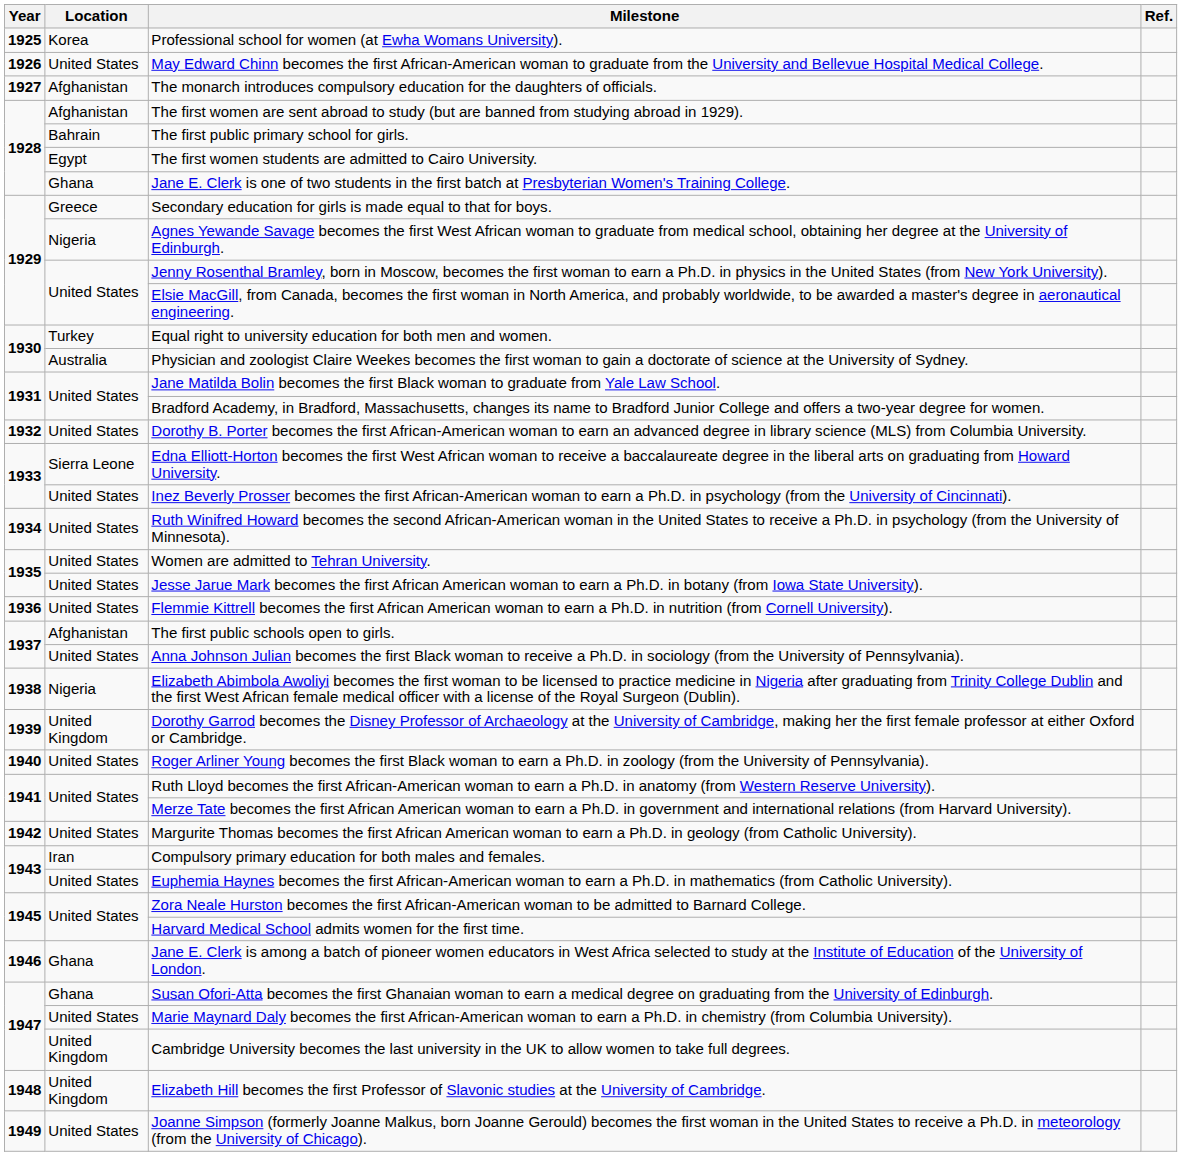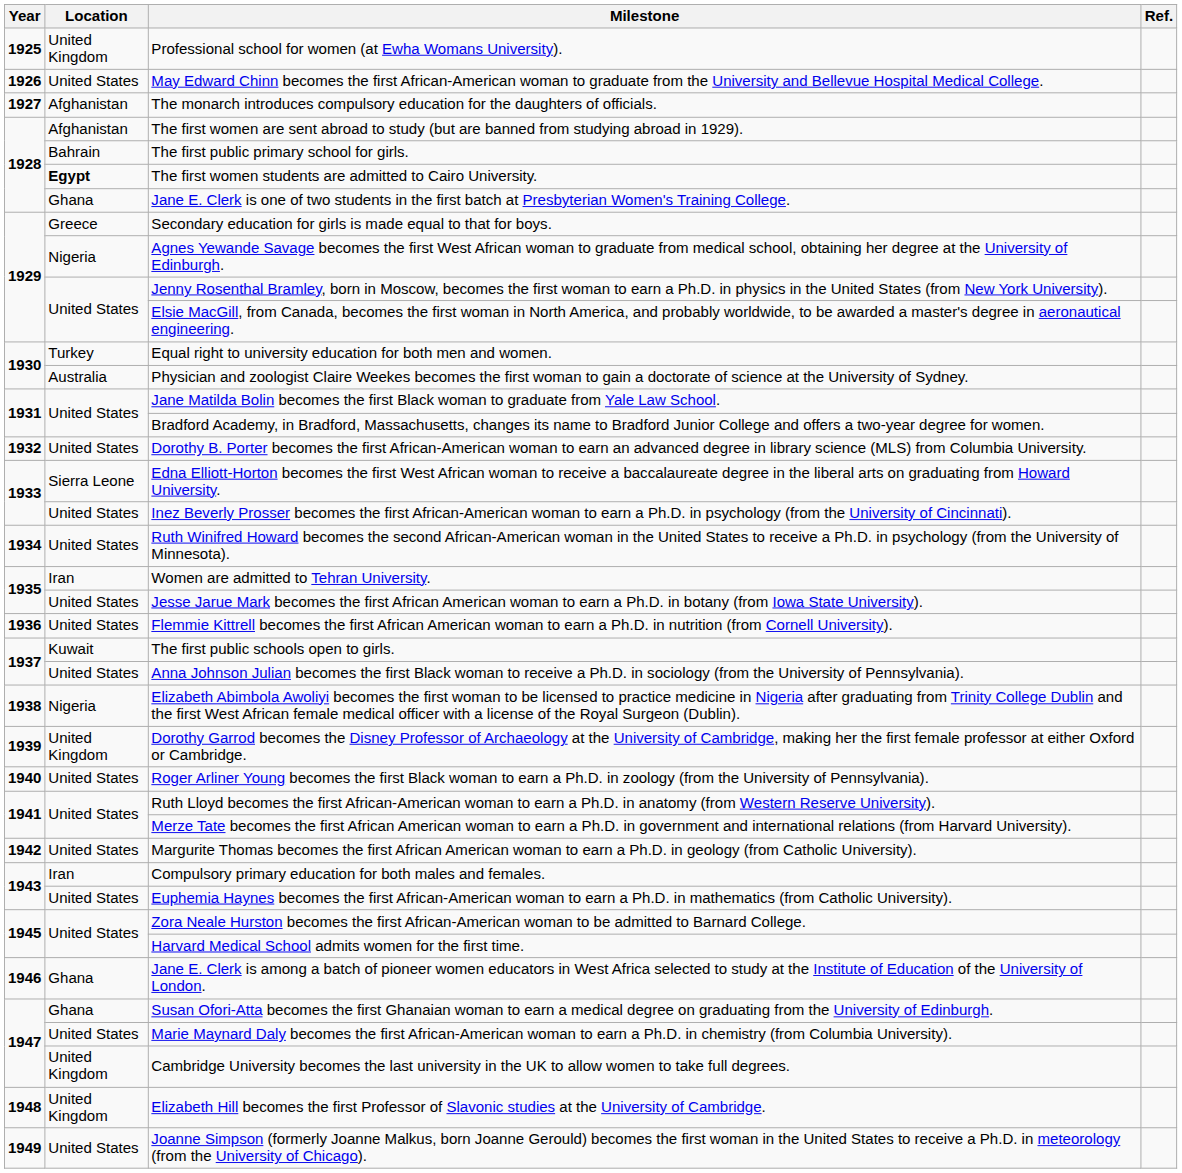(68, 40) Korea -> (78, 48) United Kingdom
(68, 159) normal -> (69, 176) bold
(93, 561) United States -> (61, 578) Iran
(88, 632) Afghanistan -> (71, 649) Kuwait
